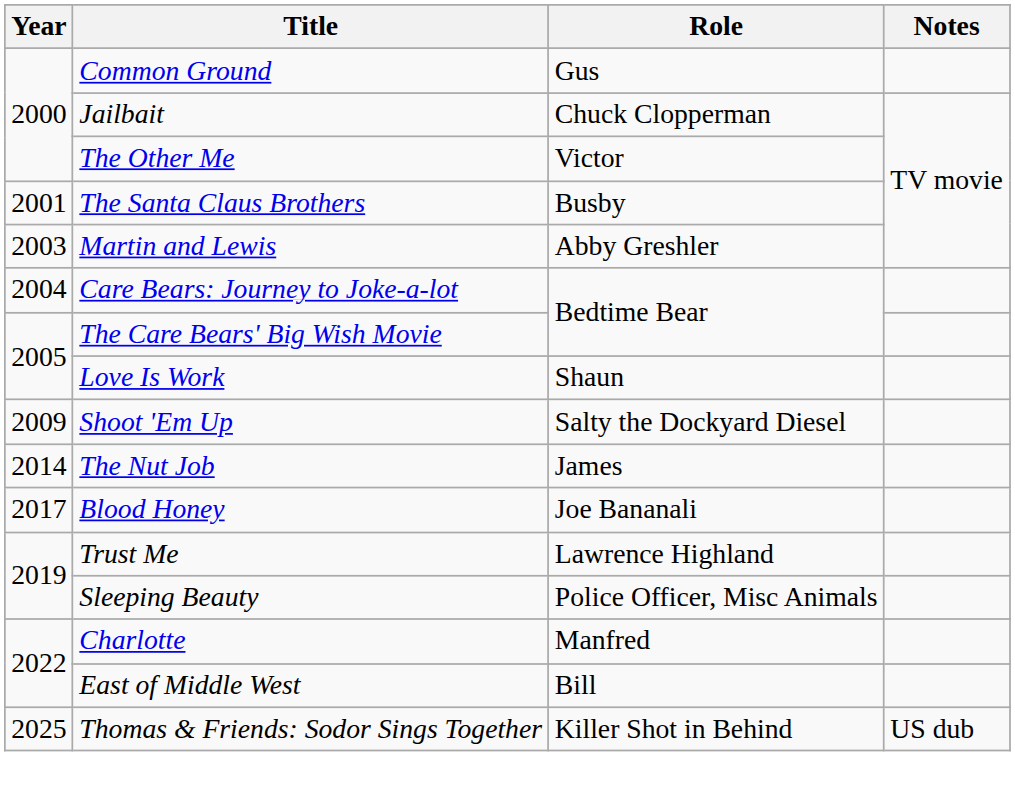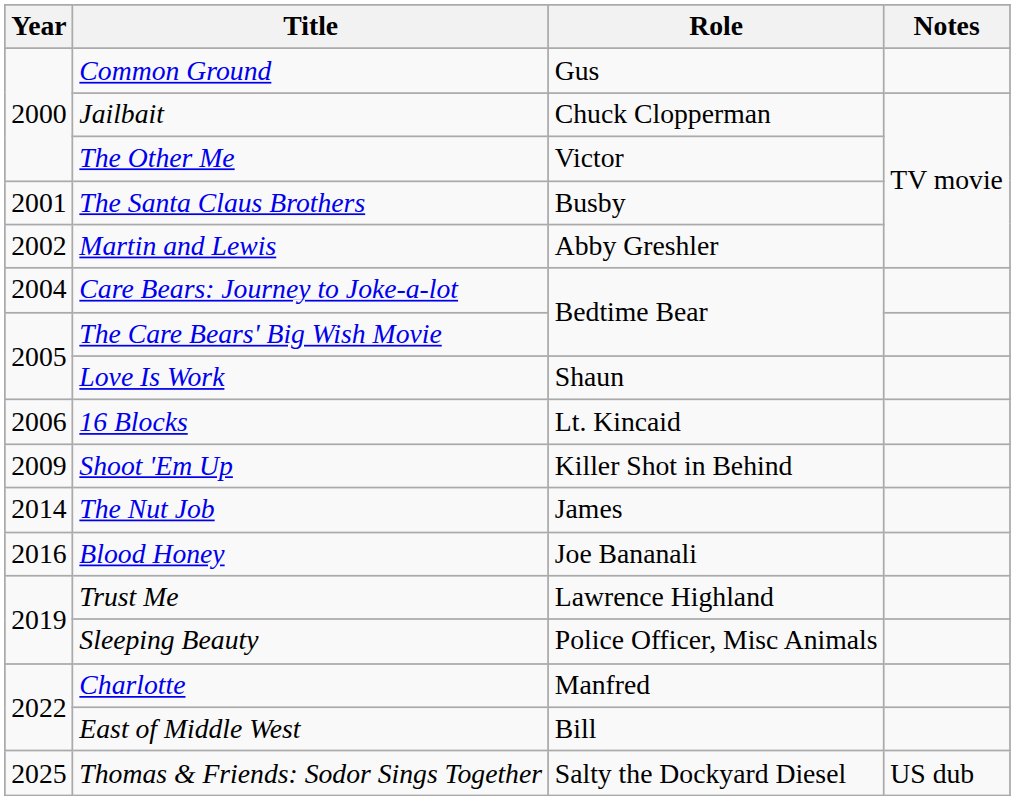(39, 245) 2003 -> (39, 245) 2002
+ row: (134, 421)
(700, 421) Salty the Dockyard Diesel -> (674, 465) Killer Shot in Behind
(39, 509) 2017 -> (39, 553) 2016
(674, 728) Killer Shot in Behind -> (700, 772) Salty the Dockyard Diesel
